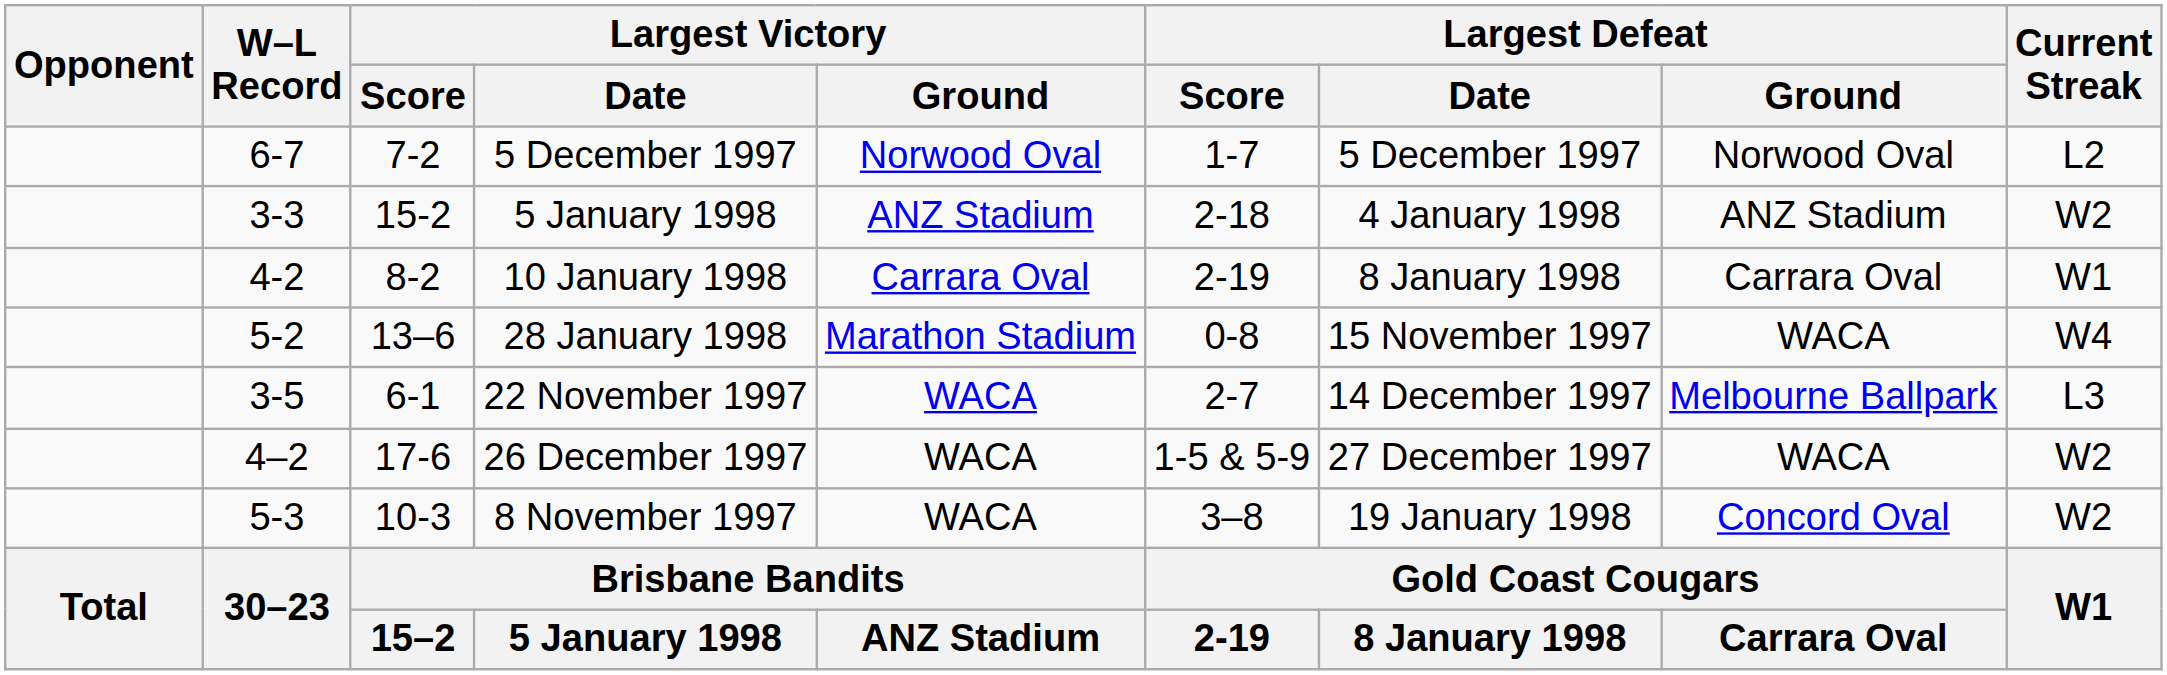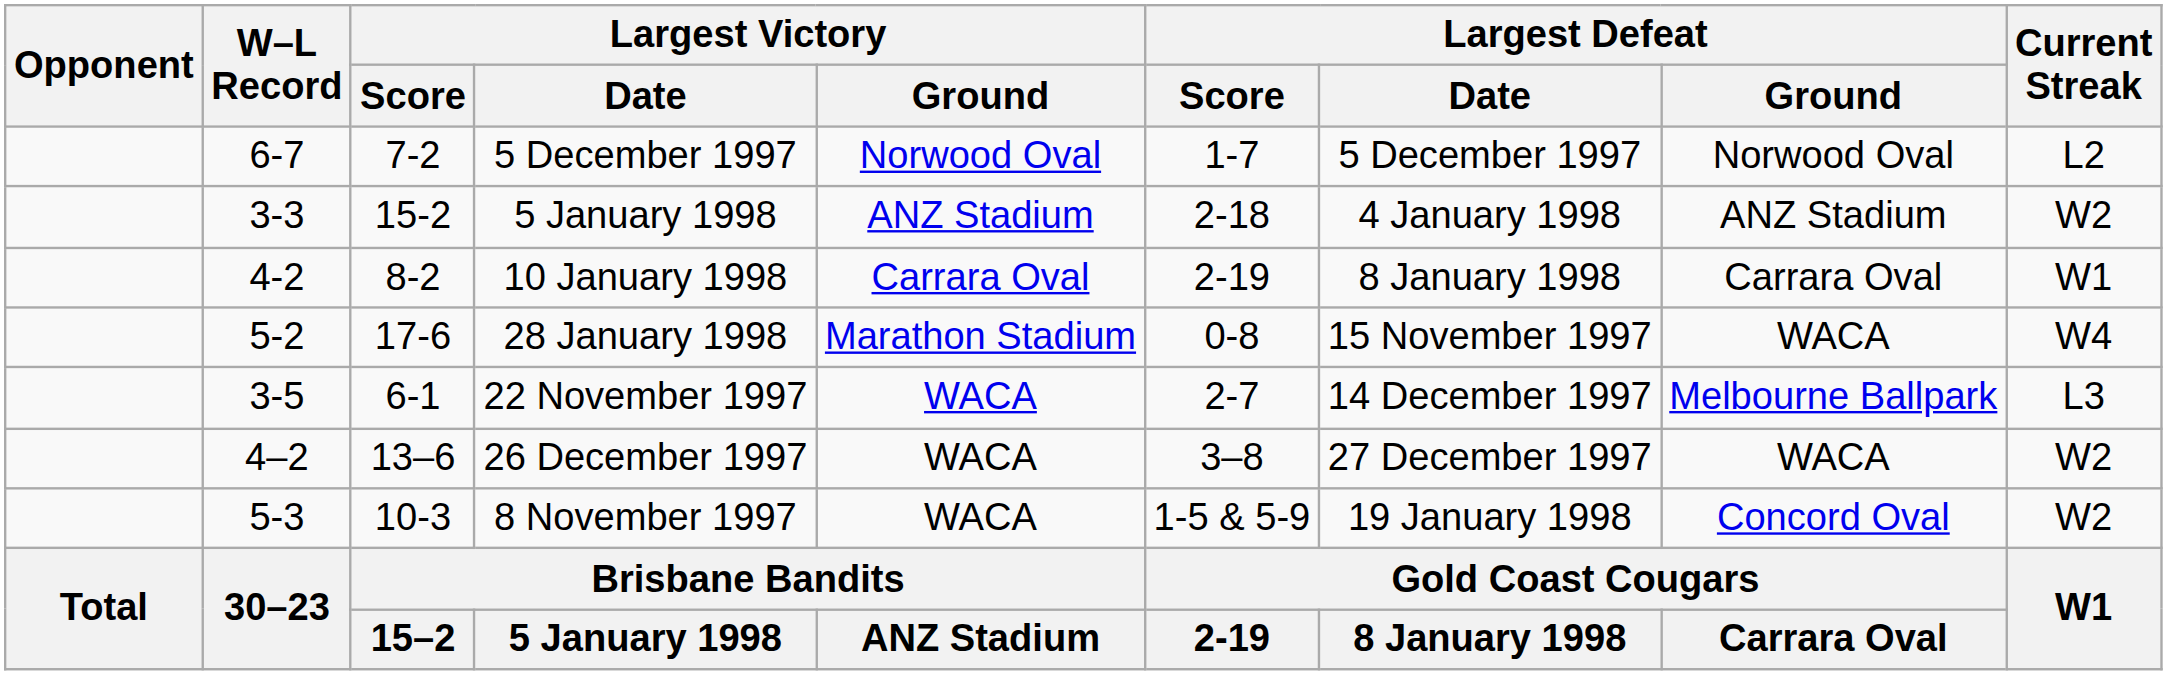(413, 336) 13–6 -> (413, 336) 17-6
(413, 457) 17-6 -> (413, 457) 13–6
(1232, 457) 1-5 & 5-9 -> (1232, 457) 3–8
(1232, 517) 3–8 -> (1232, 517) 1-5 & 5-9
